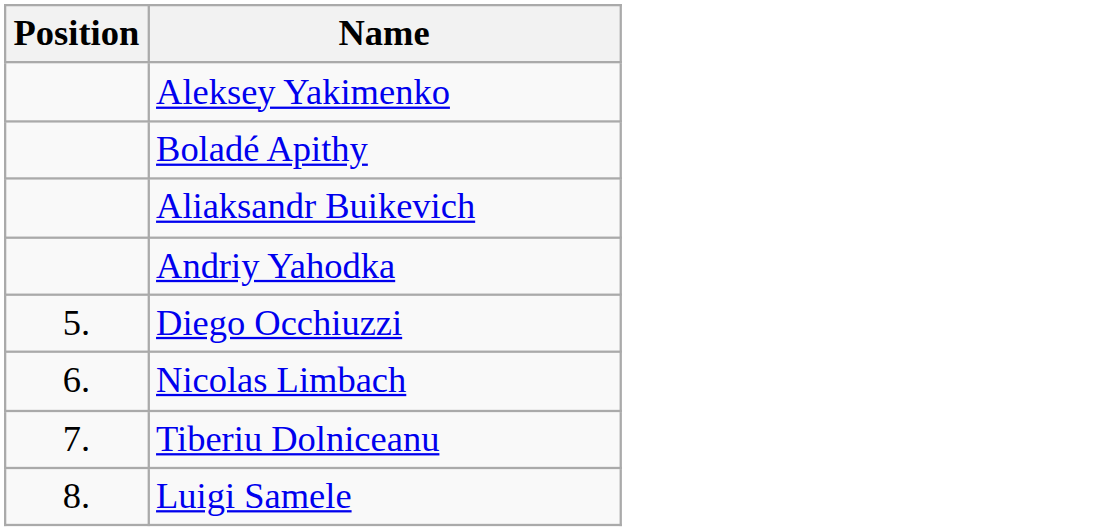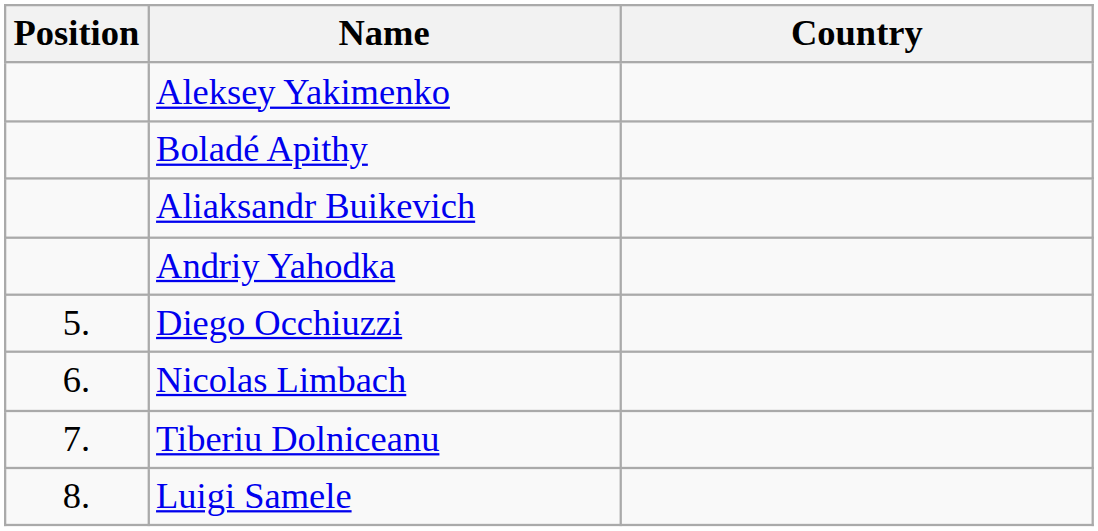+ column: (857, 33)
